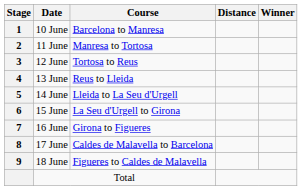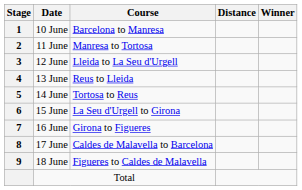(105, 62) Tortosa to Reus -> (125, 62) Lleida to La Seu d'Urgell
(125, 95) Lleida to La Seu d'Urgell -> (105, 95) Tortosa to Reus
